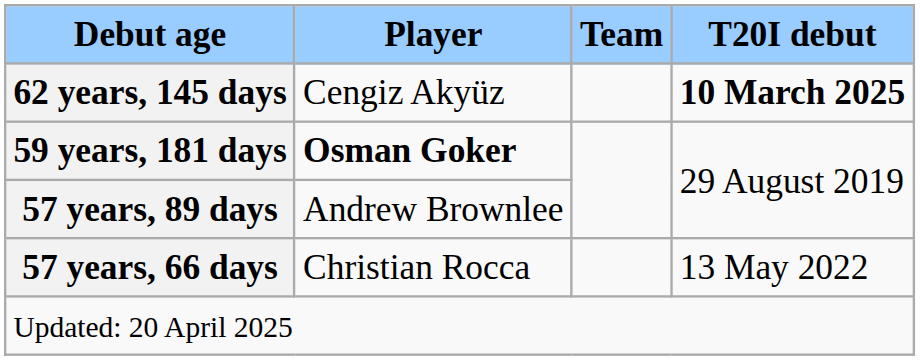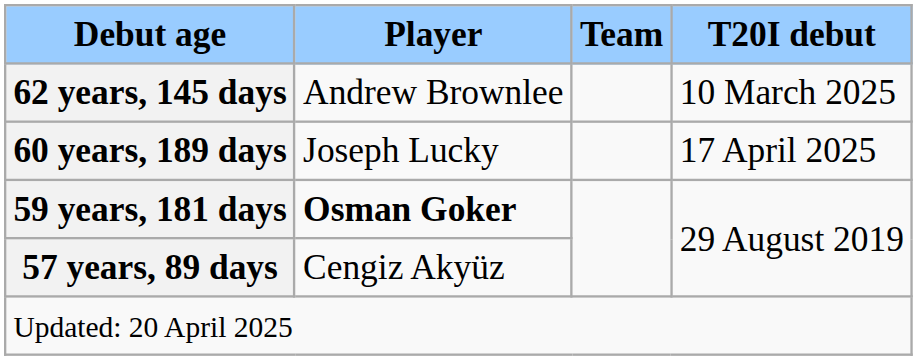(404, 92) Cengiz Akyüz -> (433, 92) Andrew Brownlee
(792, 92) bold -> (788, 92) normal
+ row: (150, 150)
(433, 209) Andrew Brownlee -> (404, 267) Cengiz Akyüz
- row: (150, 267)
